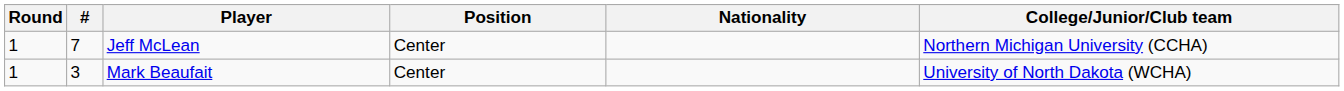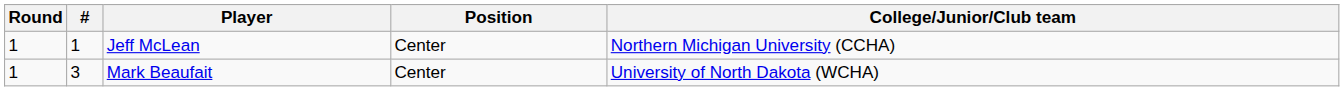- column: (763, 18)
(75, 45) 7 -> (75, 45) 1
